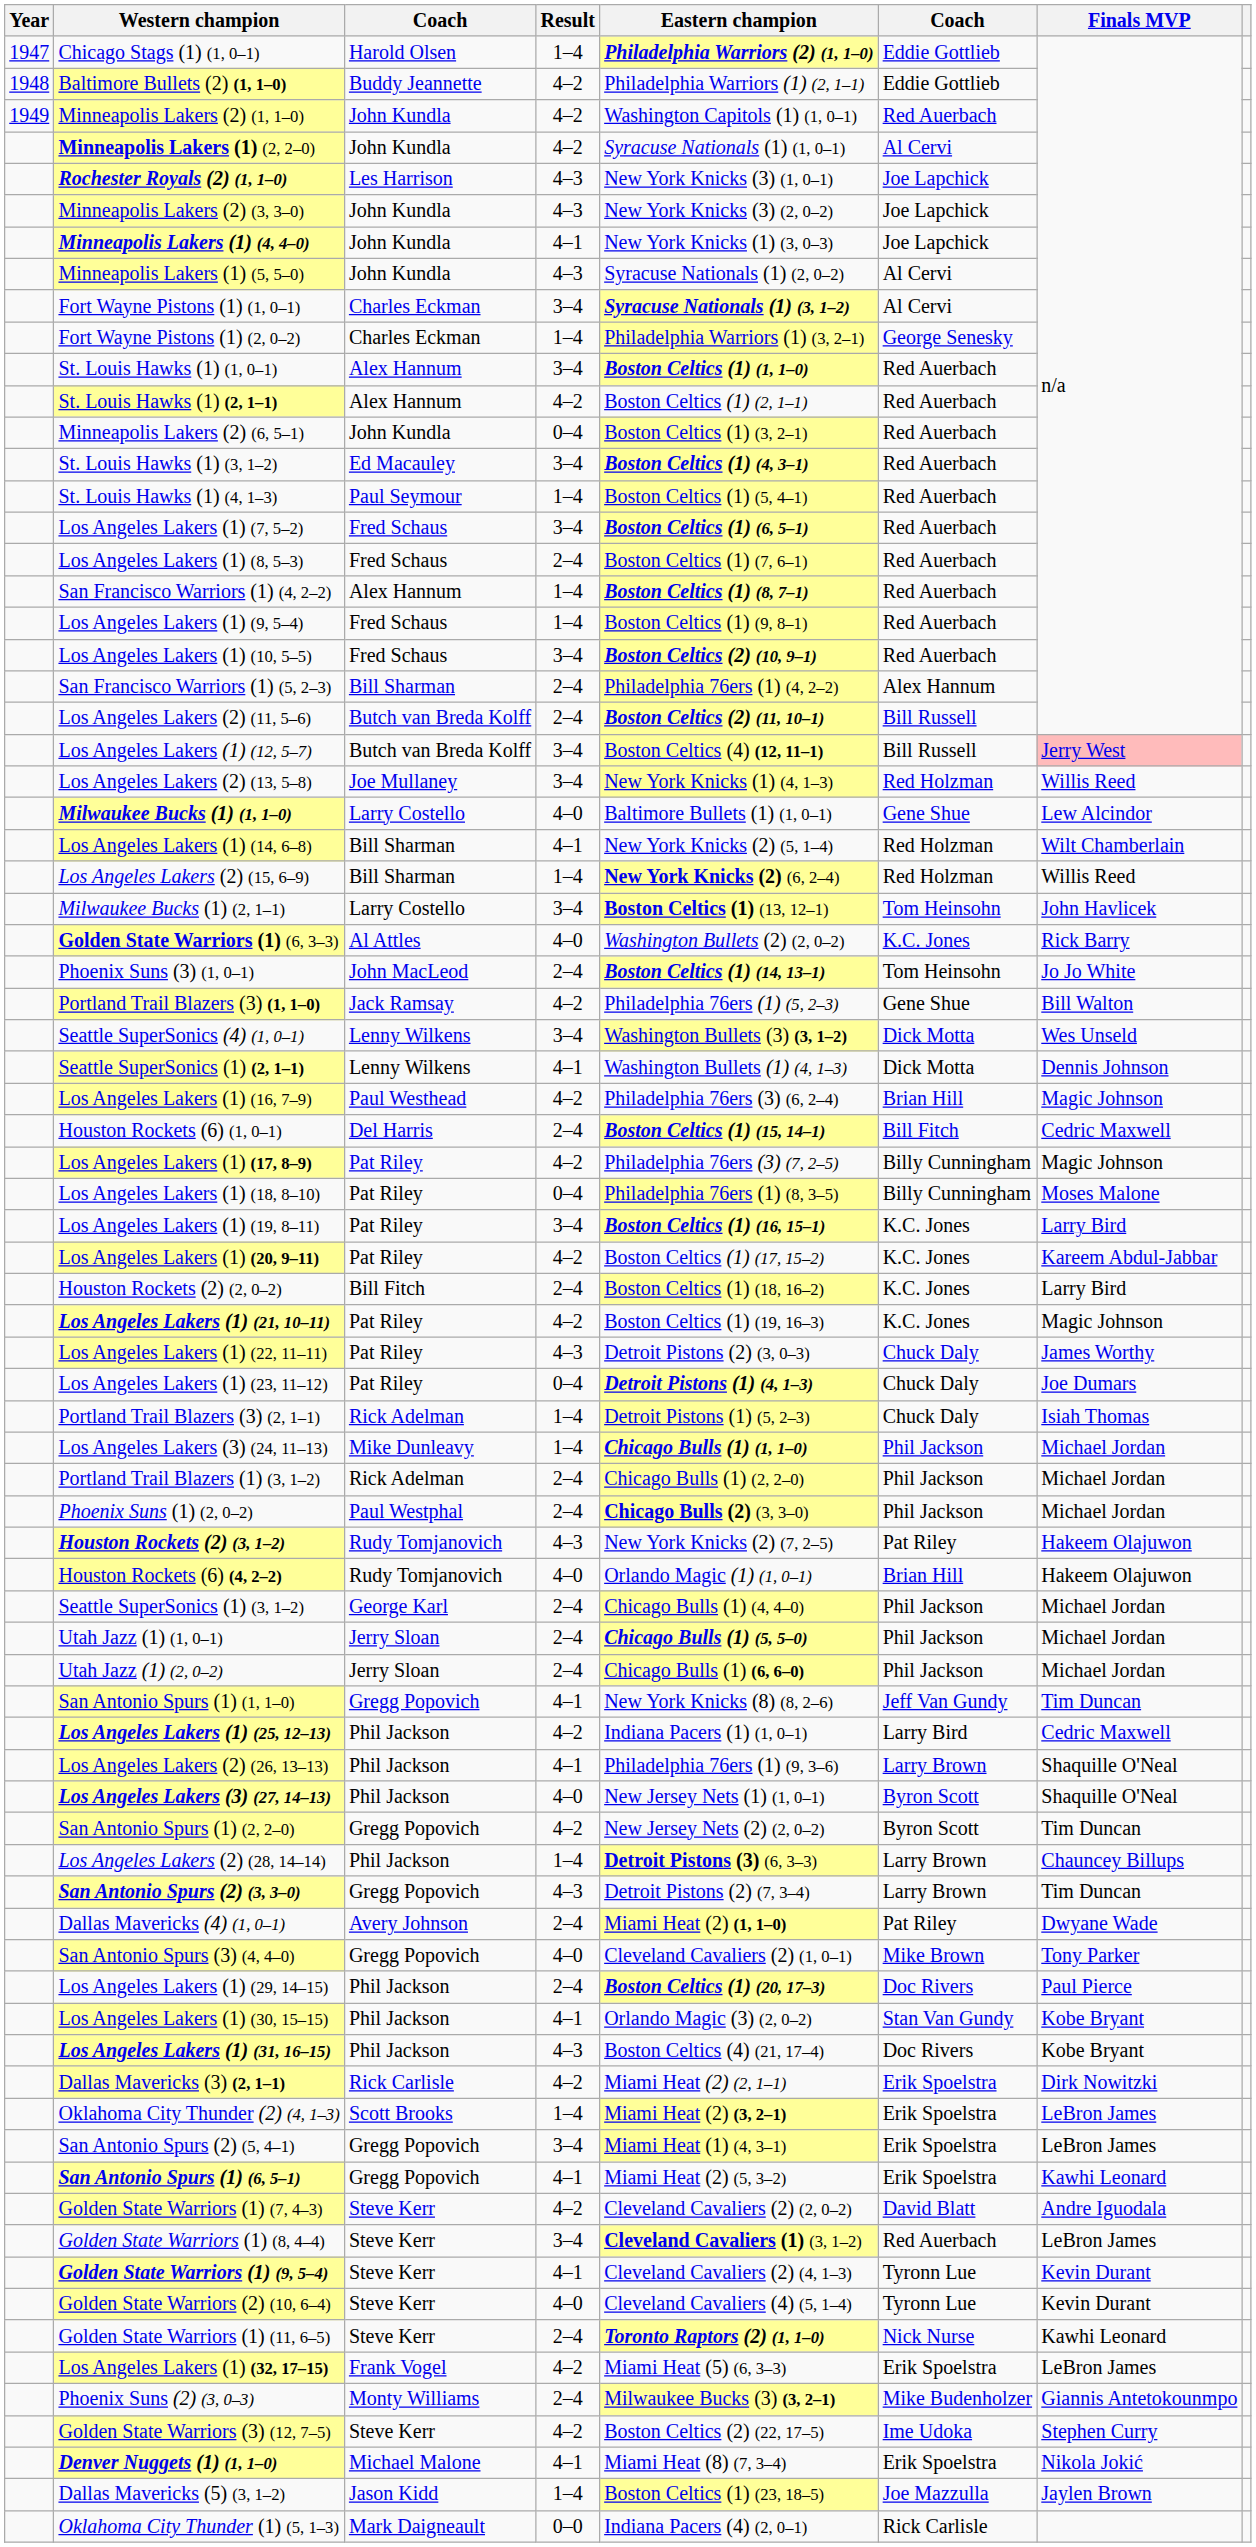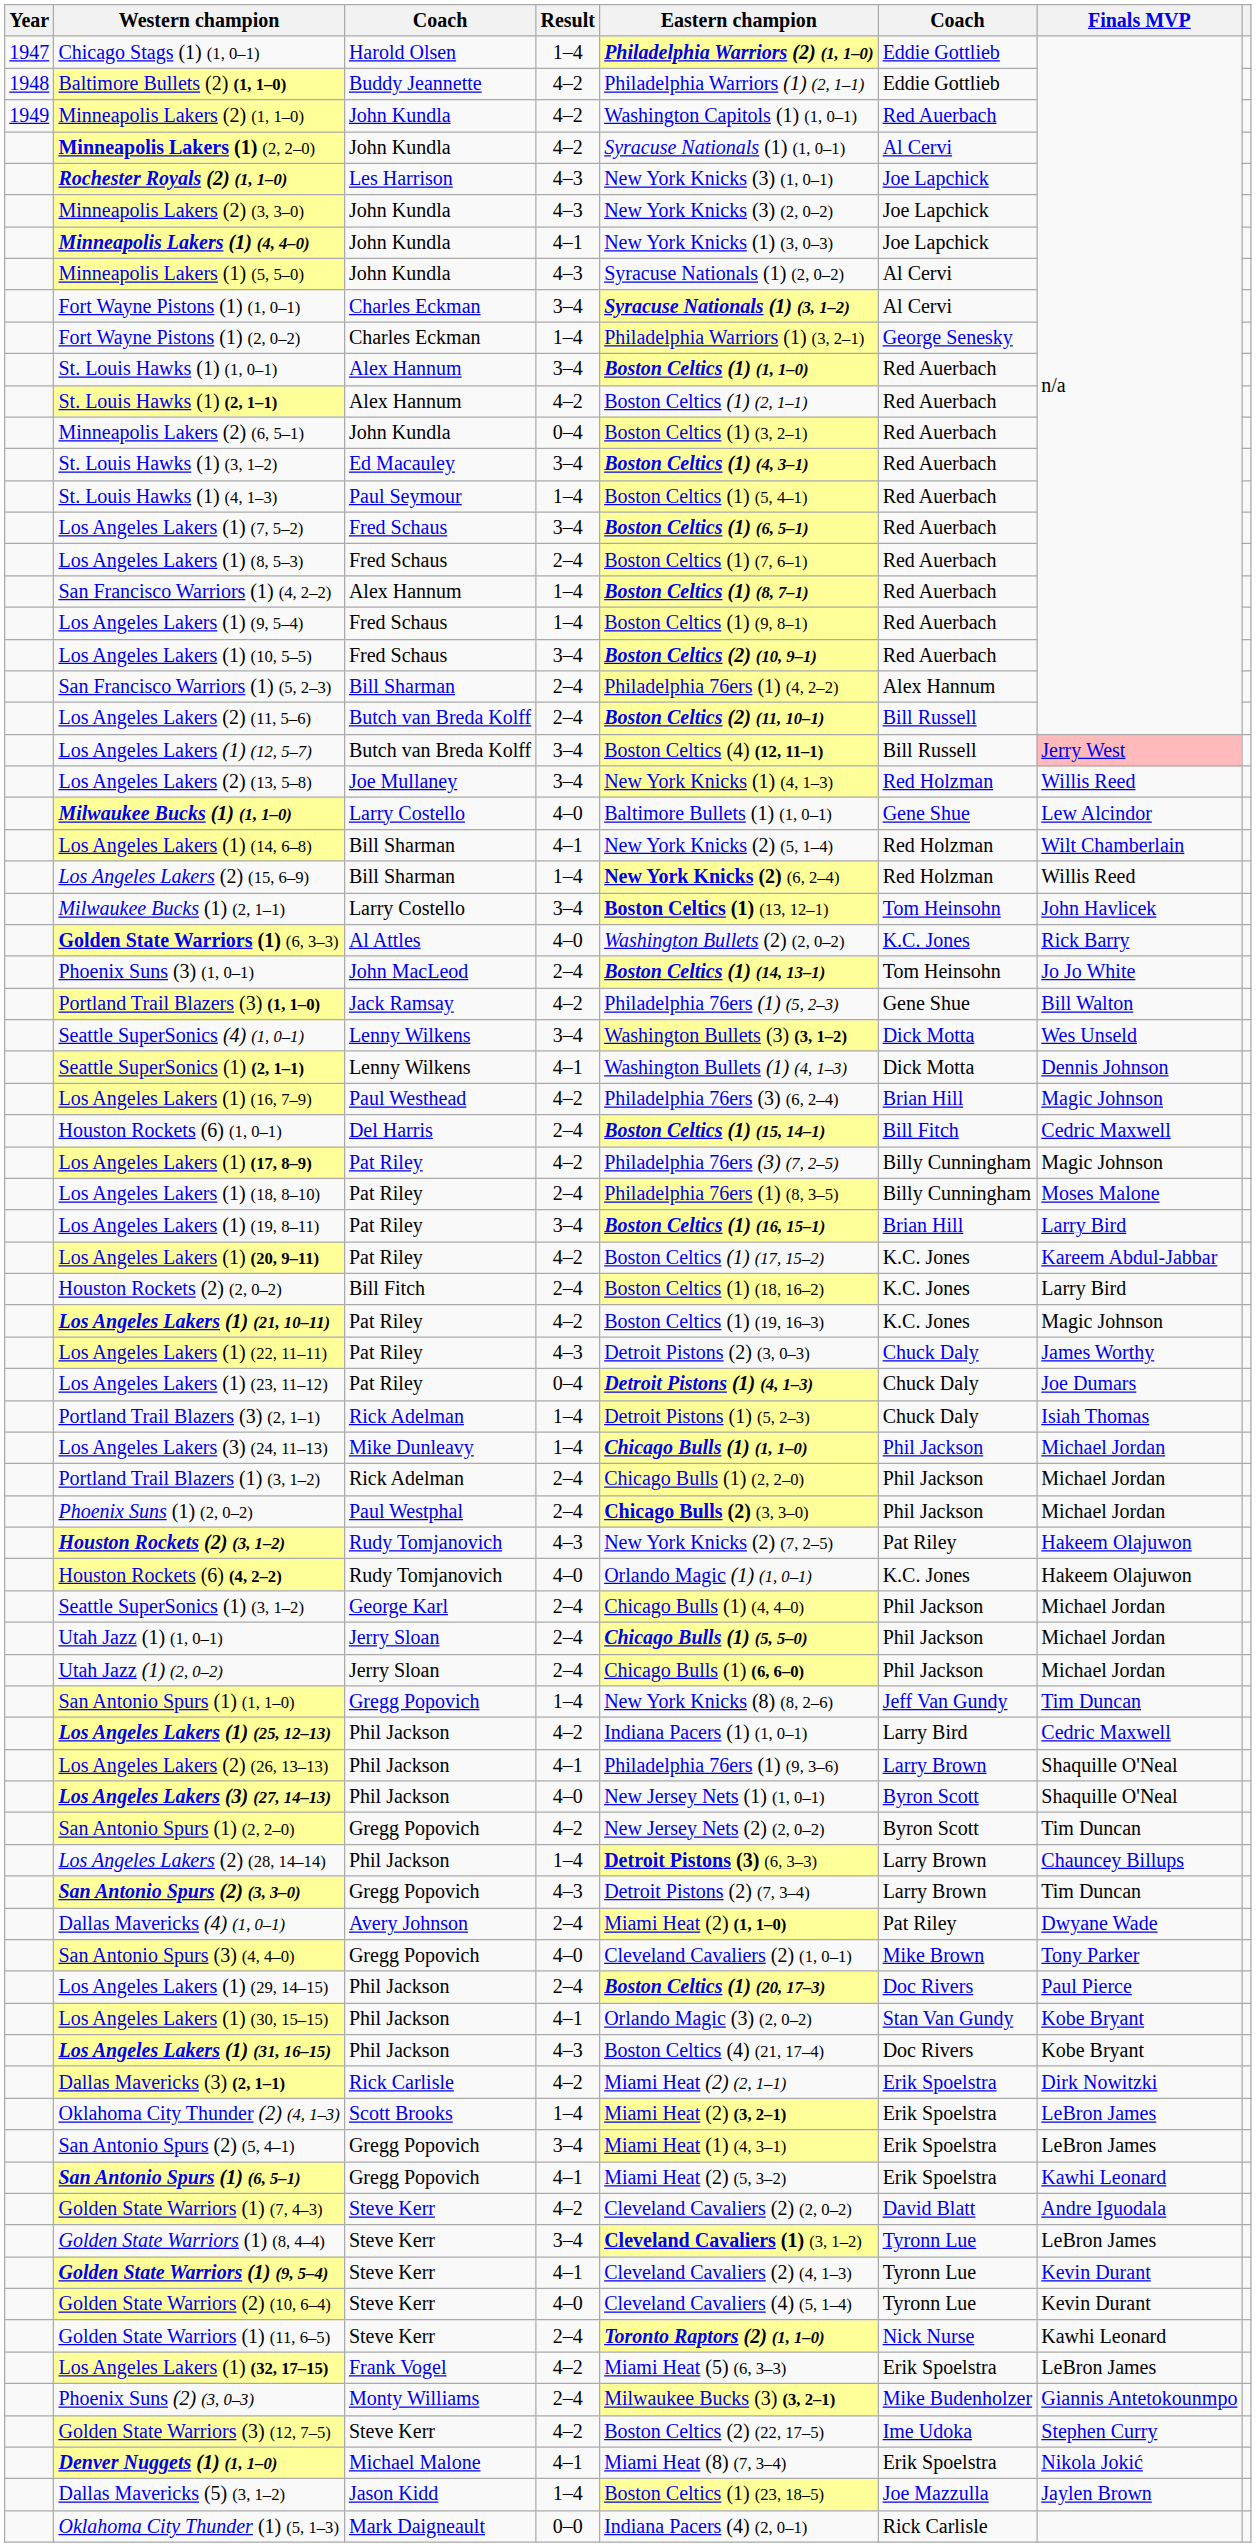(568, 1193) 0–4 -> (568, 1193) 2–4
(926, 1225) K.C. Jones -> (923, 1225) Brian Hill
(923, 1574) Brian Hill -> (926, 1574) K.C. Jones
(568, 1701) 4–1 -> (568, 1701) 1–4
(940, 2240) Red Auerbach -> (929, 2240) Tyronn Lue
